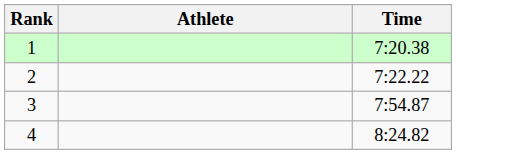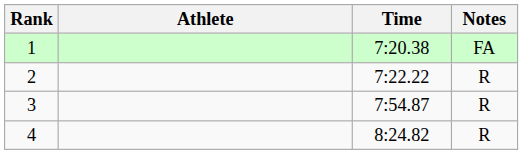+ column: (484, 18)
